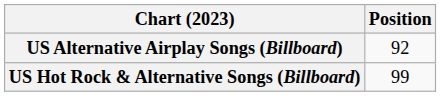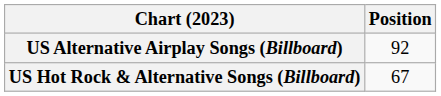(400, 76) 99 -> (400, 76) 67
